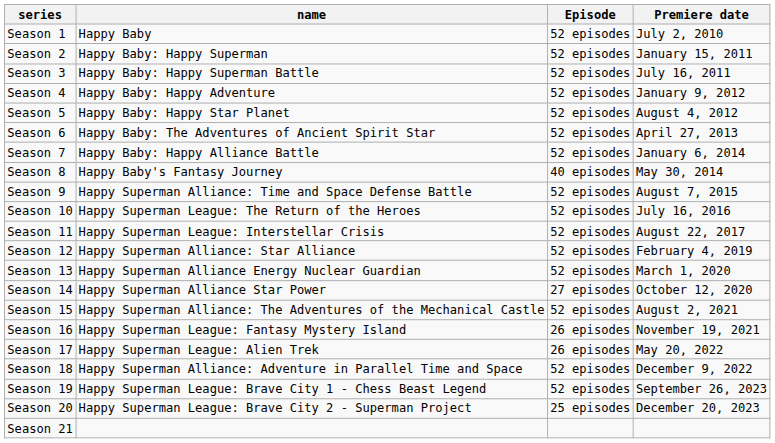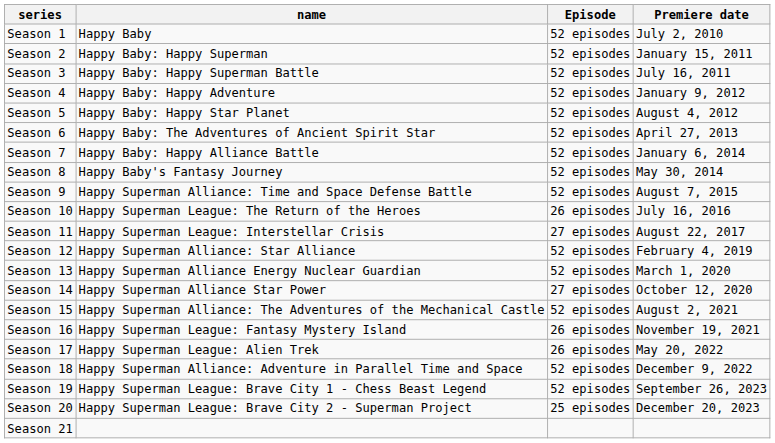(590, 172) 40 episodes -> (590, 172) 52 episodes
(590, 211) 52 episodes -> (590, 211) 26 episodes
(590, 231) 52 episodes -> (590, 231) 27 episodes
